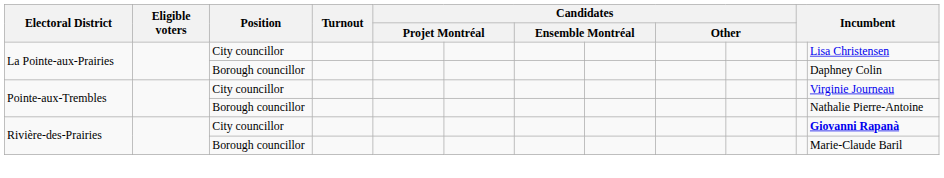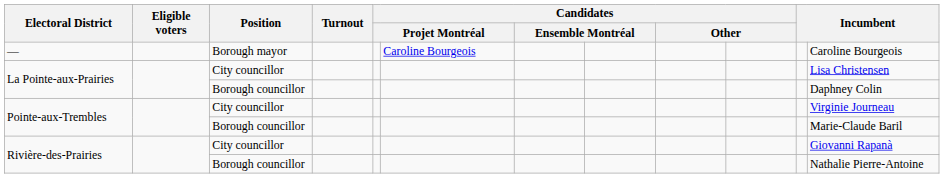+ row: (13, 51)
(867, 107) Nathalie Pierre-Antoine -> (856, 126) Marie-Claude Baril
(855, 126) bold -> (851, 145) normal
(856, 145) Marie-Claude Baril -> (867, 164) Nathalie Pierre-Antoine
